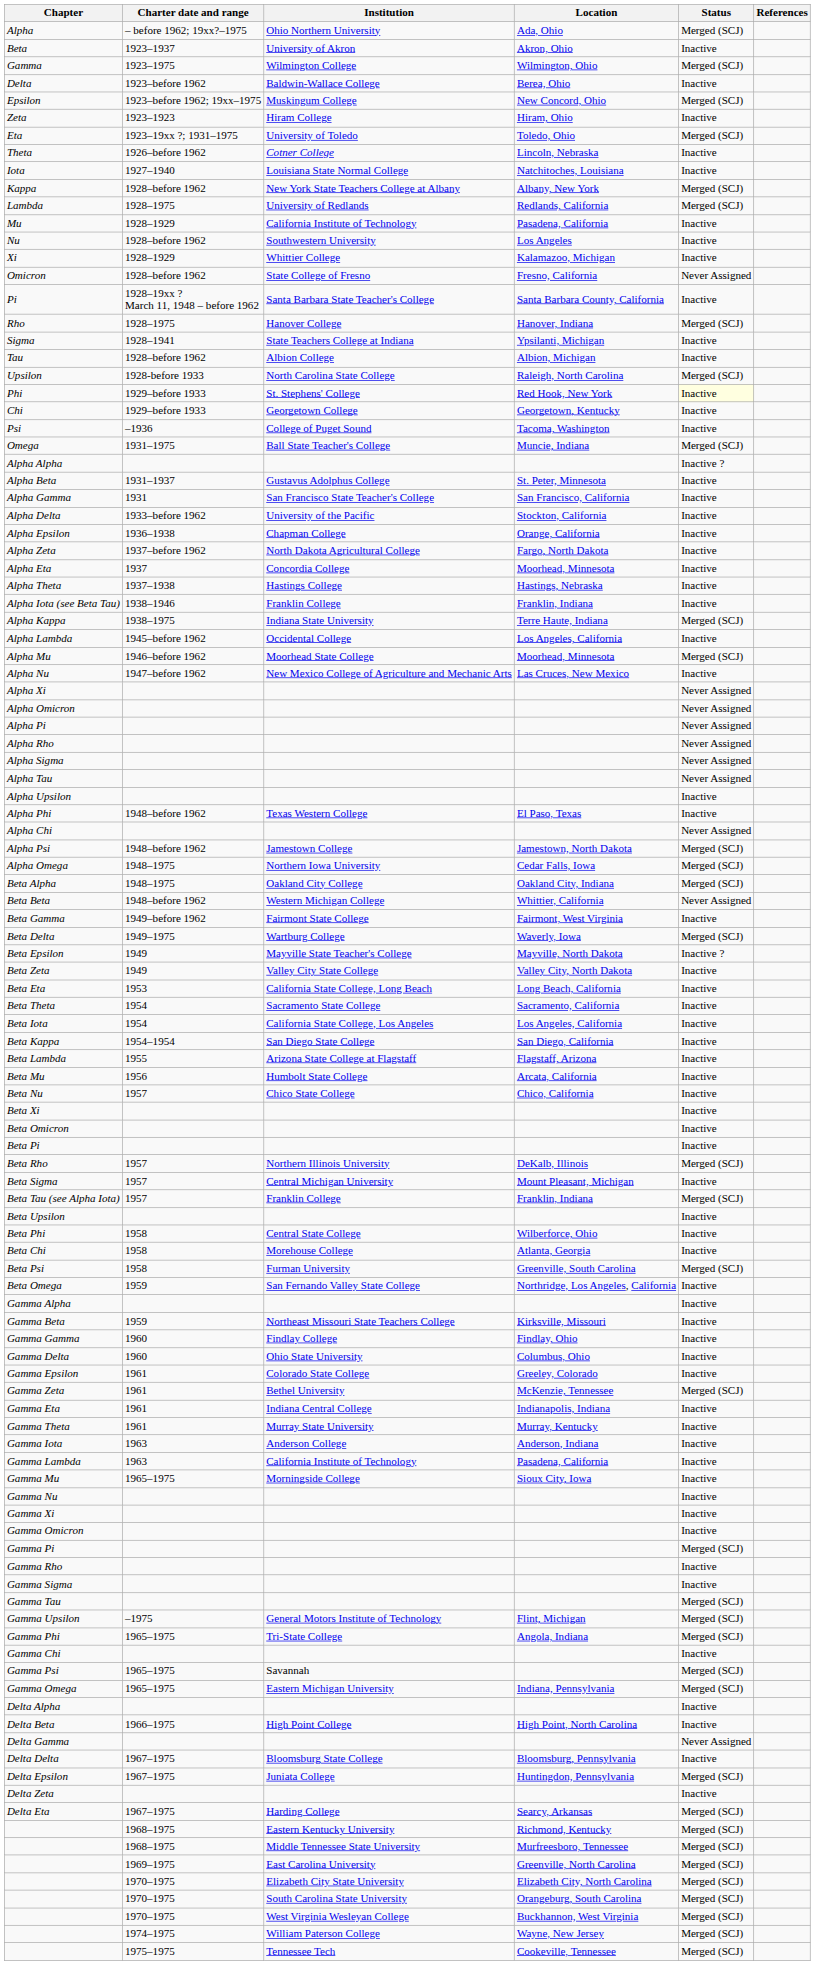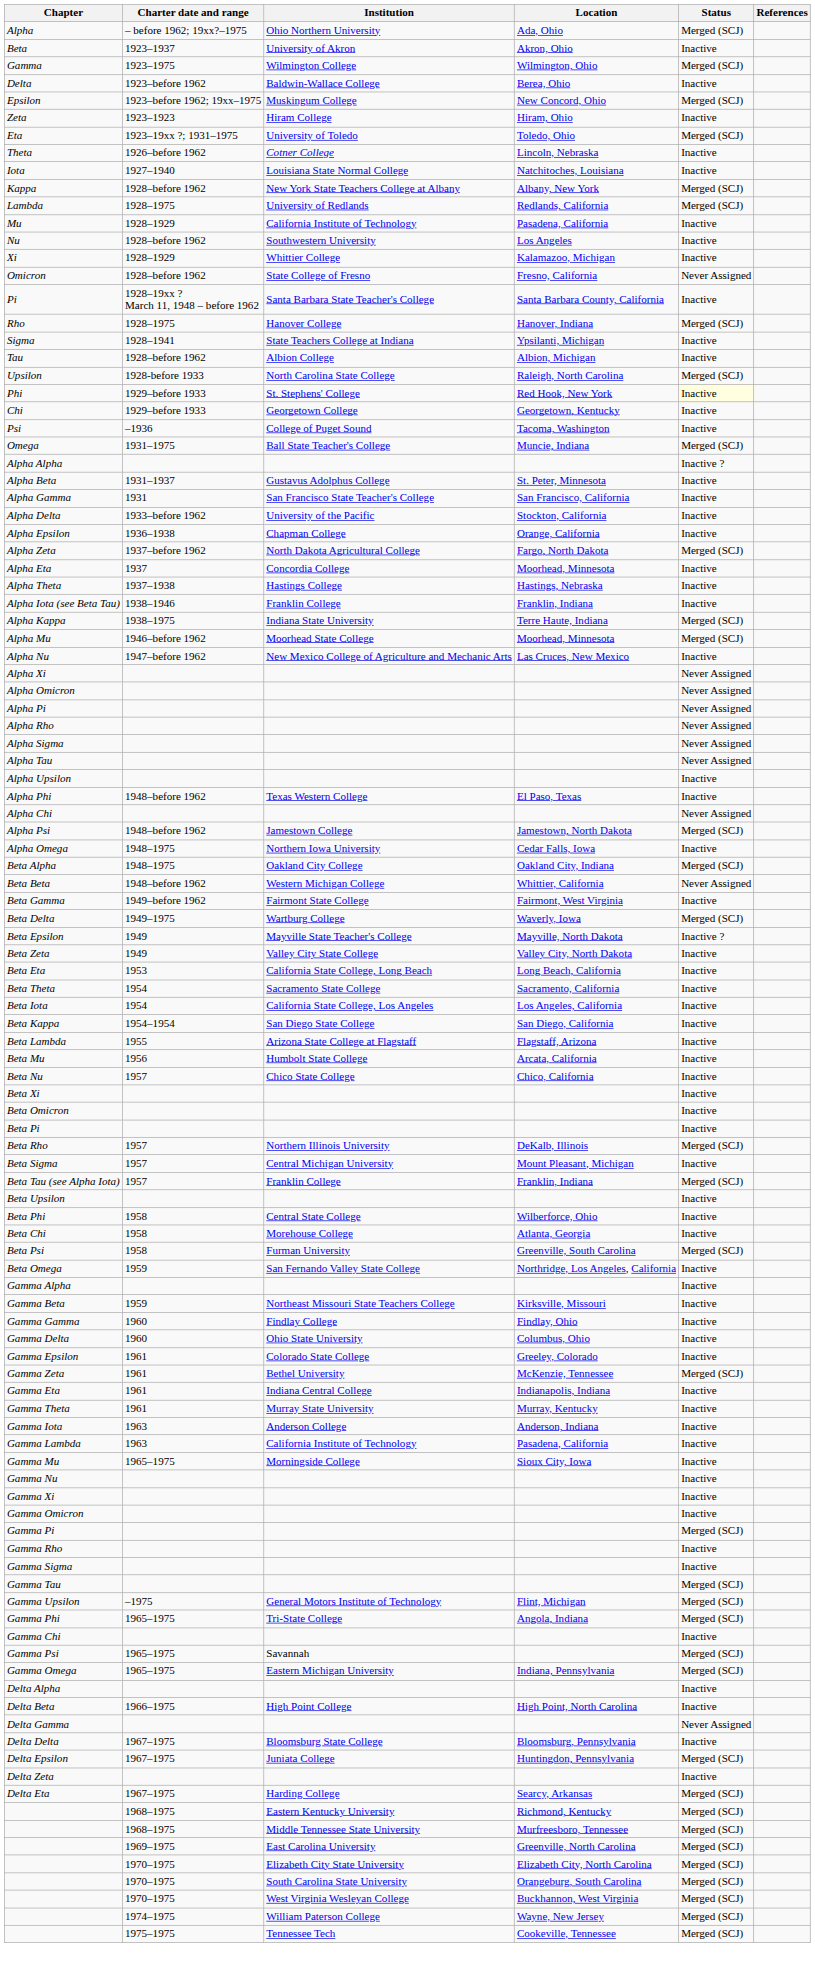(699, 550) Inactive -> (712, 550) Merged (SCJ)
- row: (40, 638)
(712, 866) Merged (SCJ) -> (699, 848) Inactive
